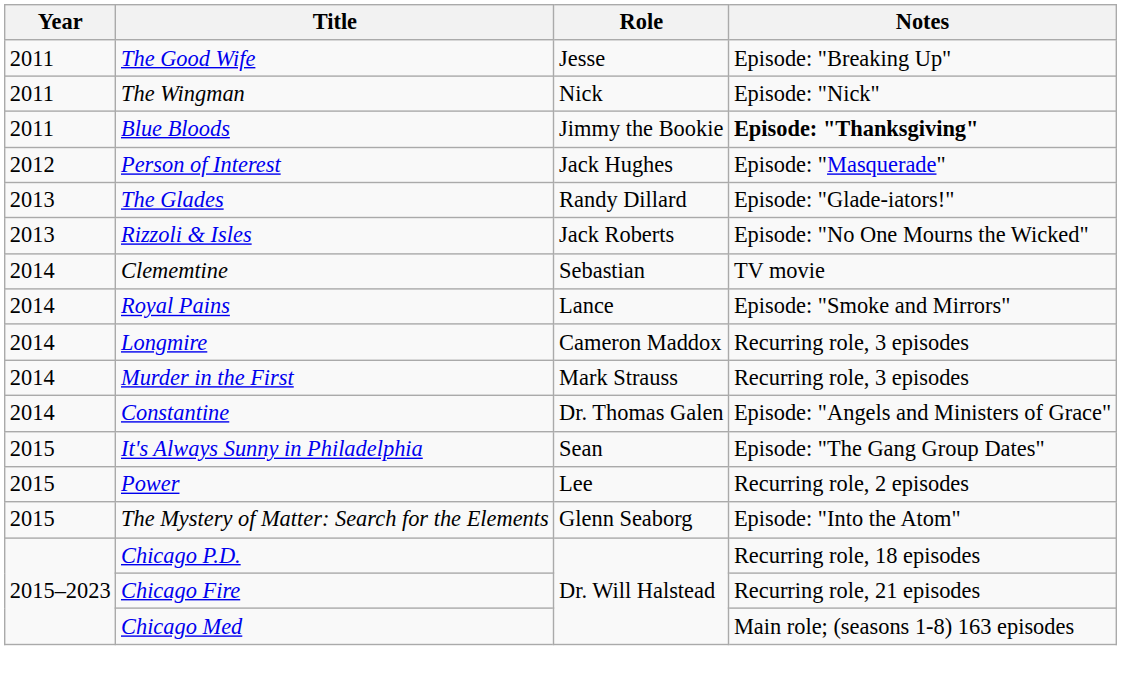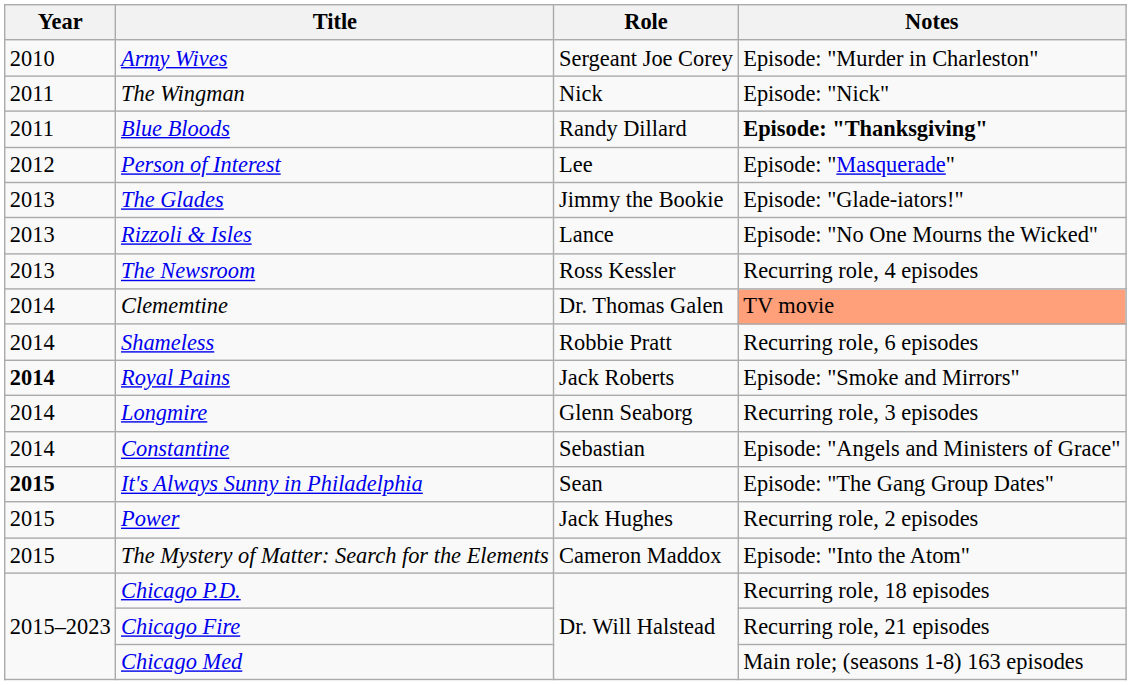+ row: (174, 57)
- row: (188, 57)
(641, 128) Jimmy the Bookie -> (623, 128) Randy Dillard
(616, 164) Jack Hughes -> (576, 164) Lee
(623, 199) Randy Dillard -> (641, 199) Jimmy the Bookie
(617, 235) Jack Roberts -> (586, 235) Lance
+ row: (188, 270)
(602, 270) Sebastian -> (641, 306) Dr. Thomas Galen
(779, 270) no background -> (789, 306) lightsalmon background
+ row: (168, 341)
(32, 306) normal -> (32, 377) bold
(586, 306) Lance -> (617, 377) Jack Roberts
(640, 341) Cameron Maddox -> (626, 413) Glenn Seaborg
- row: (207, 377)
(641, 413) Dr. Thomas Galen -> (602, 448) Sebastian
(32, 448) normal -> (32, 484) bold
(576, 484) Lee -> (616, 519) Jack Hughes
(626, 519) Glenn Seaborg -> (640, 555) Cameron Maddox
